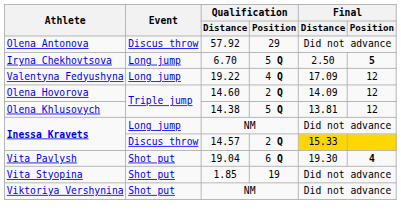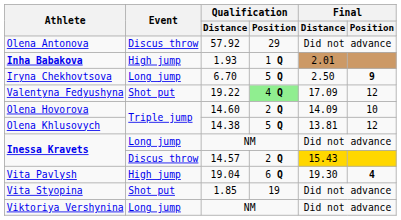+ row: (45, 60)
(372, 60) 5 -> (372, 77) 9
(155, 77) Long jump -> (152, 93) Shot put
(274, 77) no background -> (274, 93) lightgreen background
(372, 93) 12 -> (372, 109) 10
(323, 142) 15.33 -> (323, 158) 15.43
(152, 158) Shot put -> (155, 174) High jump
(152, 191) Shot put -> (155, 207) Long jump
